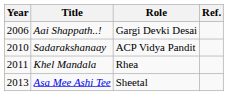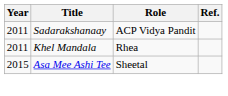- row: (68, 30)
(18, 47) 2010 -> (18, 30) 2011
(18, 82) 2013 -> (18, 64) 2015
